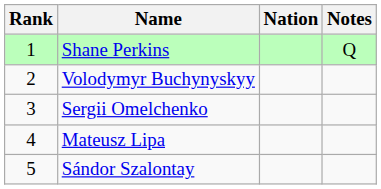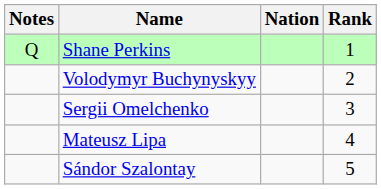columns swapped: (31, 19) <-> (349, 19)
